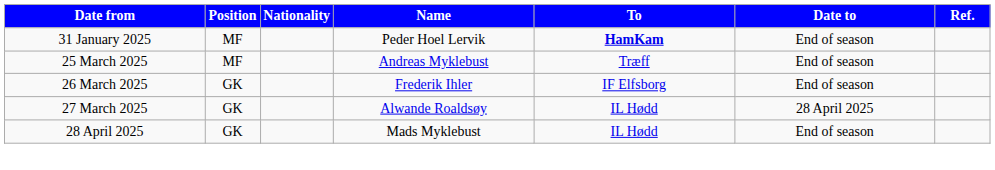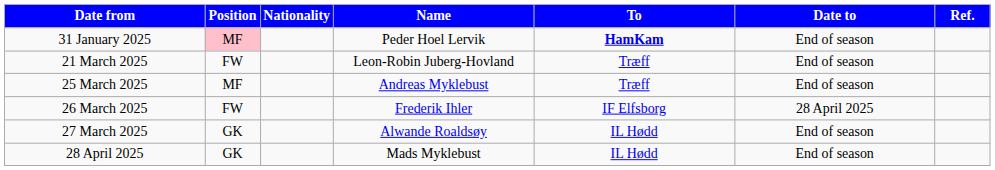(233, 39) no background -> (233, 39) pink background
+ row: (105, 62)
(233, 85) GK -> (233, 108) FW
(835, 85) End of season -> (835, 108) 28 April 2025
(835, 108) 28 April 2025 -> (835, 131) End of season
